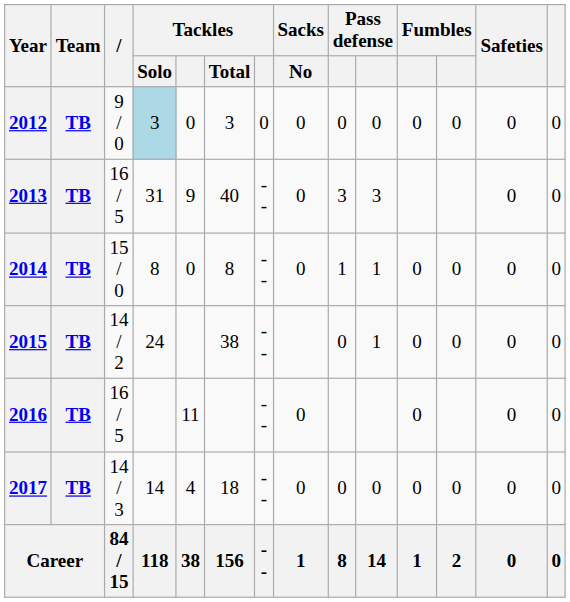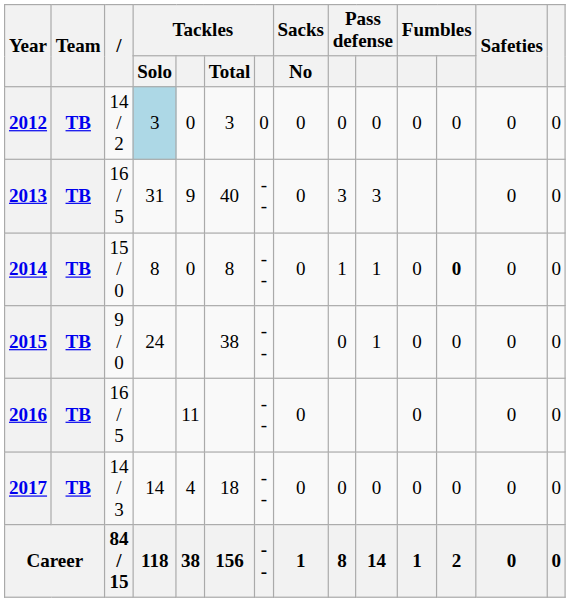(119, 122) 9 / 0 -> (119, 122) 14 / 2
(456, 268) normal -> (456, 268) bold
(119, 341) 14 / 2 -> (119, 341) 9 / 0
